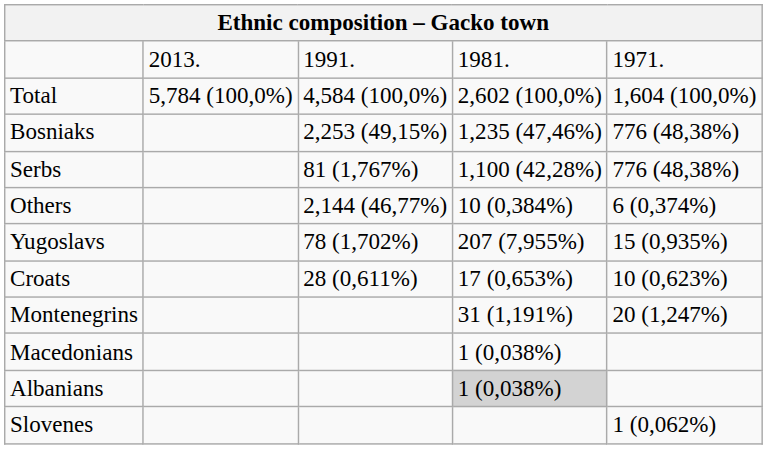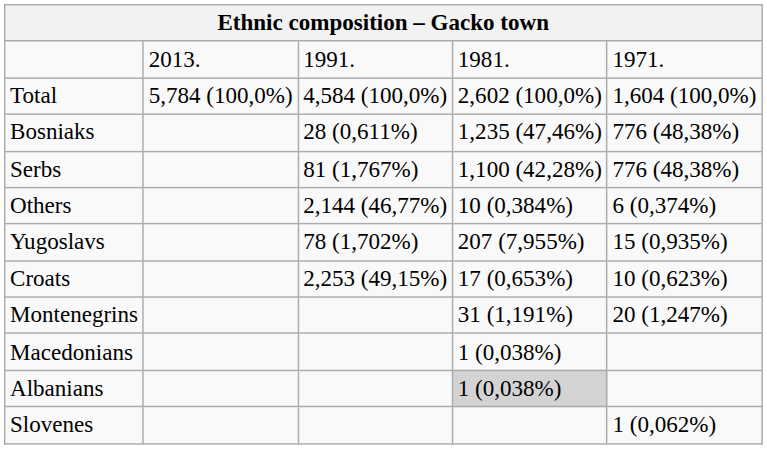(375, 132) 2,253 (49,15%) -> (360, 132) 28 (0,611%)
(360, 278) 28 (0,611%) -> (375, 278) 2,253 (49,15%)
